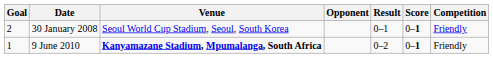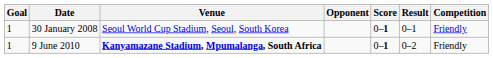columns swapped: (417, 12) <-> (387, 12)
(9, 28) 2 -> (9, 28) 1
